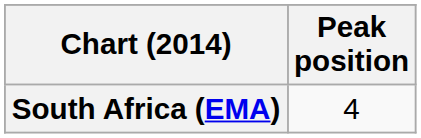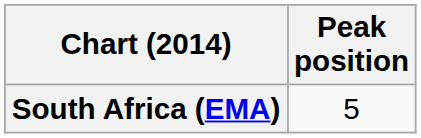(352, 108) 4 -> (352, 108) 5
